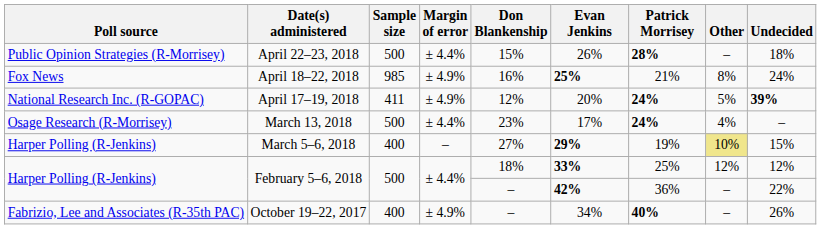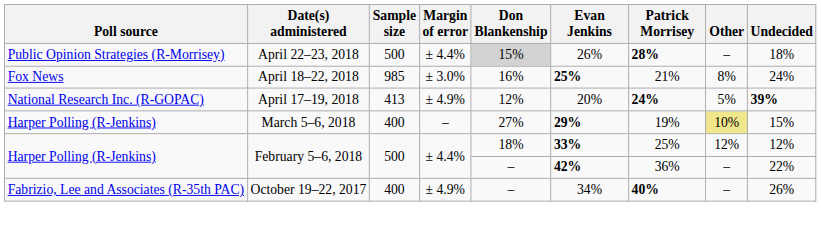(511, 54) no background -> (511, 54) lightgrey background
(445, 77) ± 4.9% -> (445, 77) ± 3.0%
(394, 100) 411 -> (394, 100) 413
- row: (90, 122)
